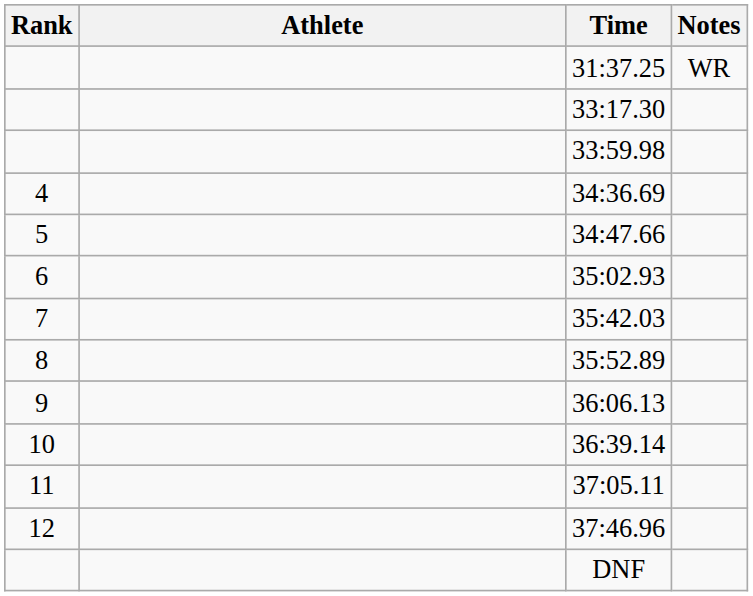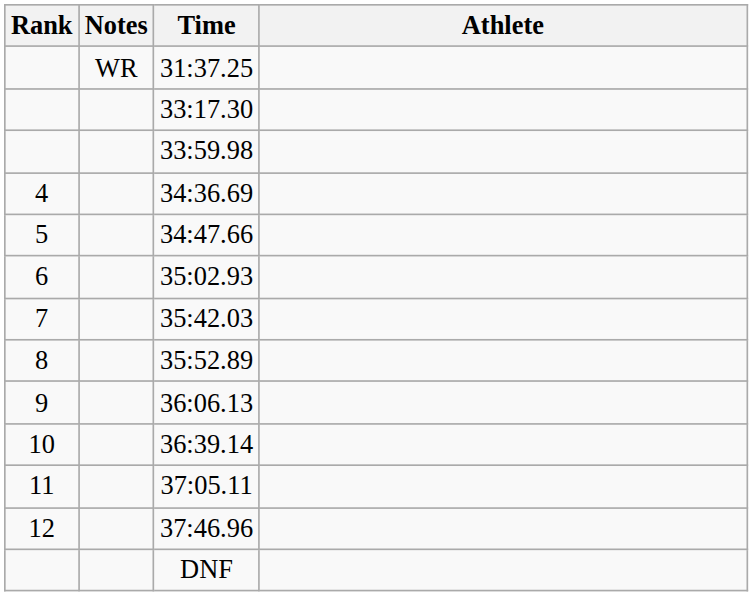columns swapped: (322, 25) <-> (709, 25)
